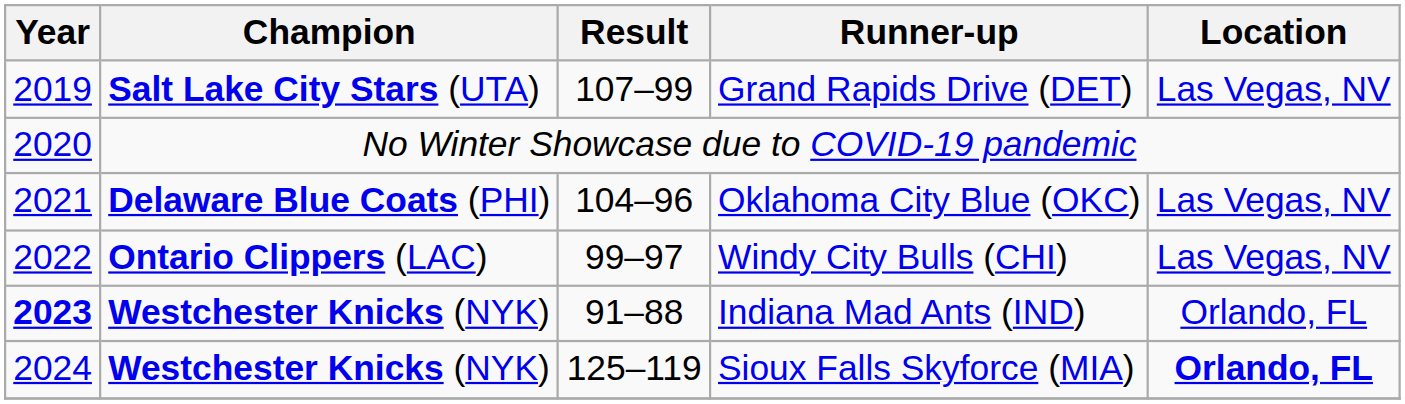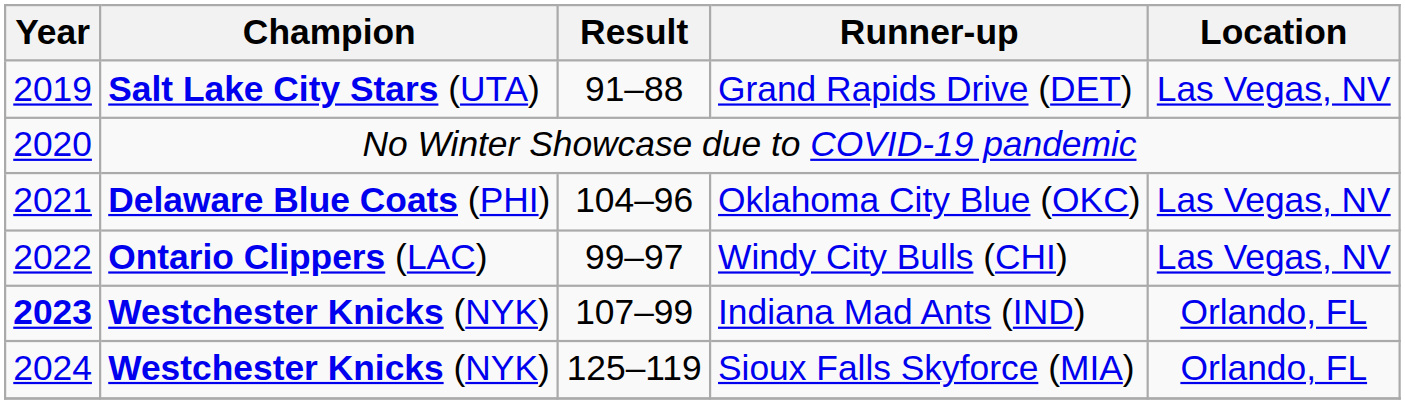(634, 88) 107–99 -> (634, 88) 91–88
(634, 312) 91–88 -> (634, 312) 107–99
(1274, 369) bold -> (1274, 369) normal
